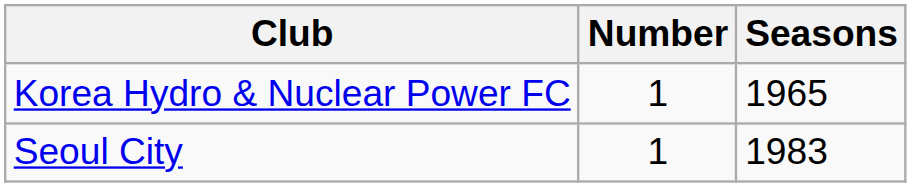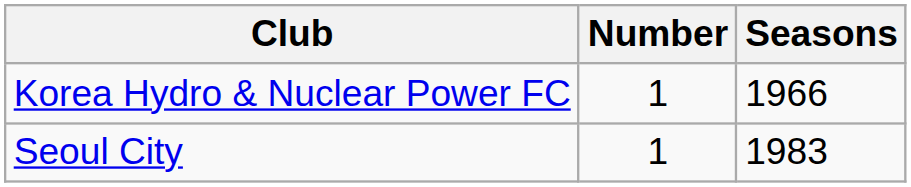(786, 92) 1965 -> (786, 92) 1966
